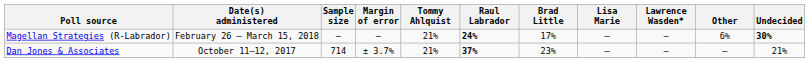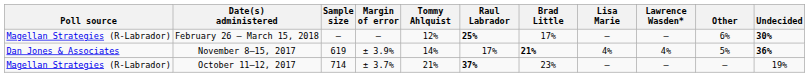(430, 36) 21% -> (430, 36) 12%
(470, 36) 24% -> (470, 36) 25%
+ row: (247, 50)
(63, 50) Dan Jones & Associates -> (89, 64) Magellan Strategies (R-Labrador)
(779, 50) 21% -> (779, 64) 19%
